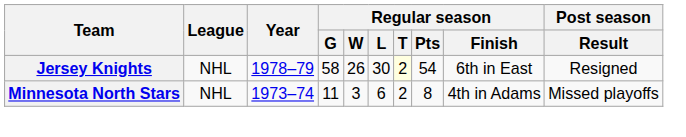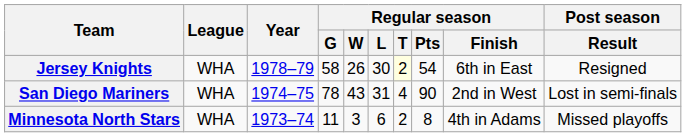(216, 68) NHL -> (216, 68) WHA
+ row: (94, 94)
(216, 94) NHL -> (216, 119) WHA
